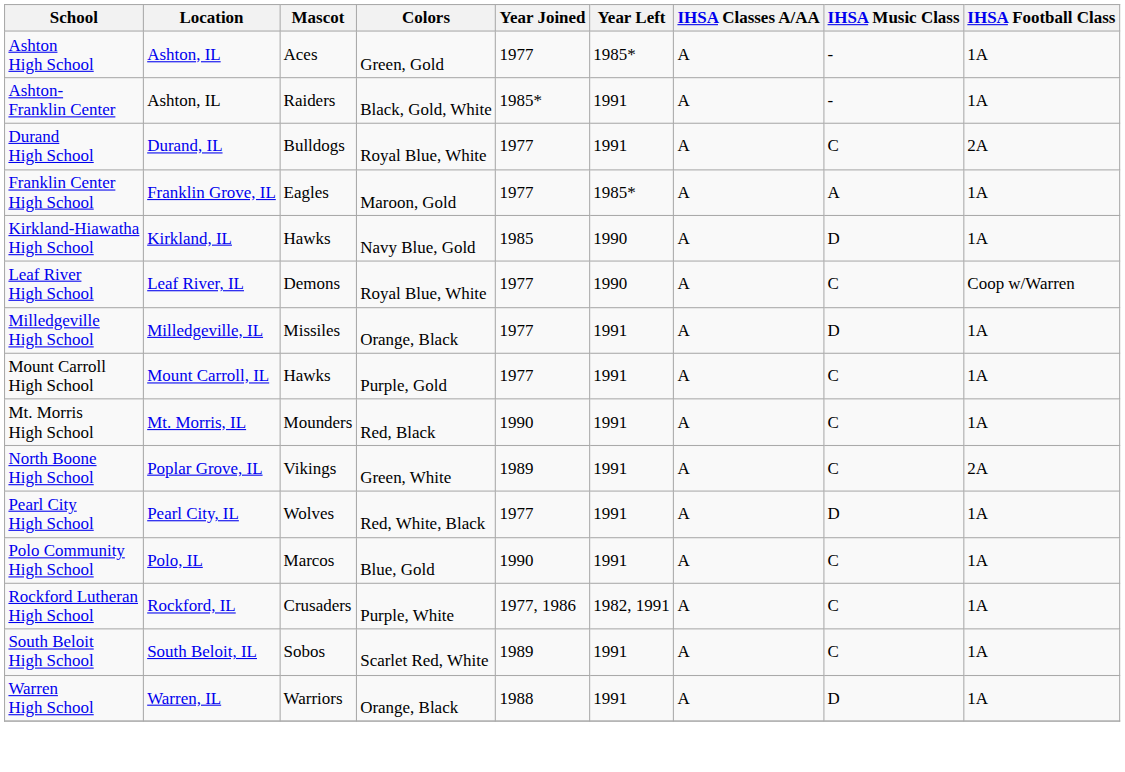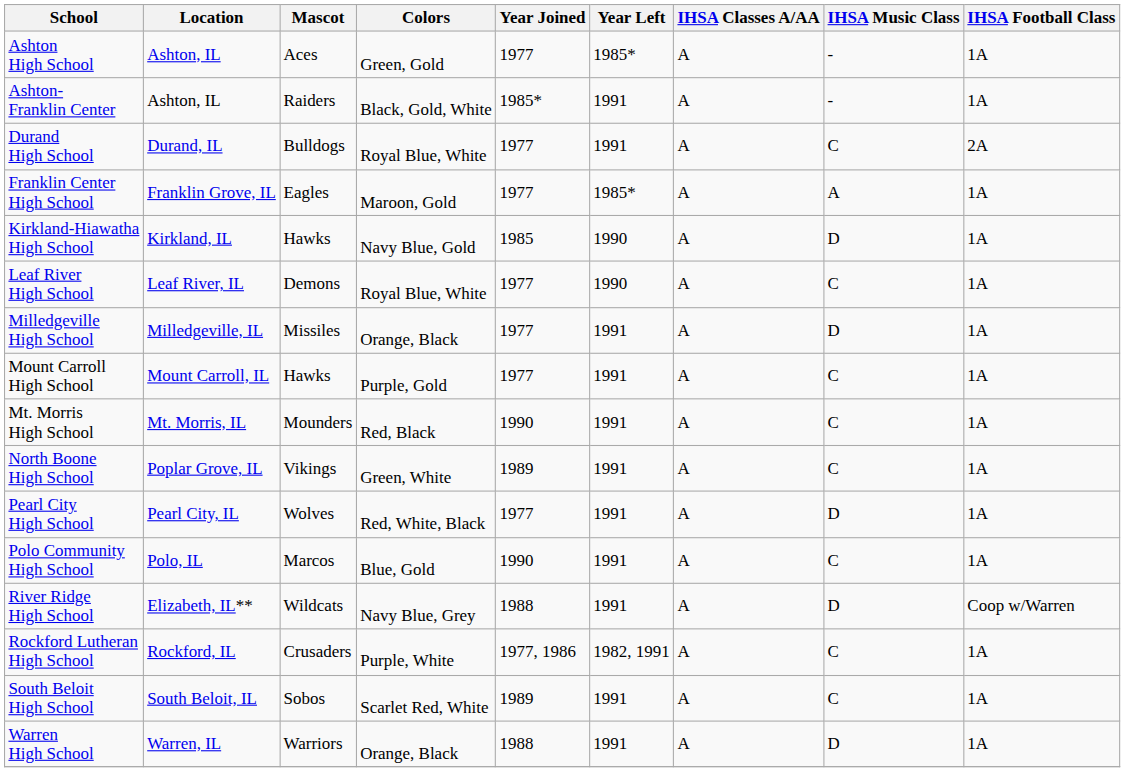(1021, 284) Coop w/Warren -> (978, 284) 1A
(978, 468) 2A -> (978, 468) 1A
+ row: (51, 606)
